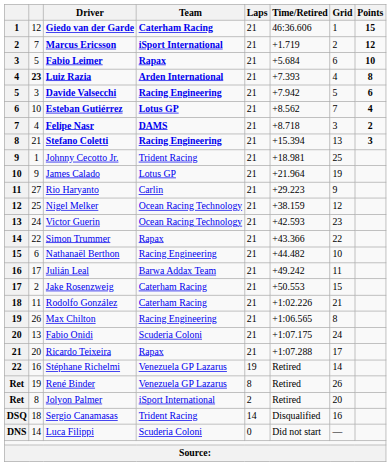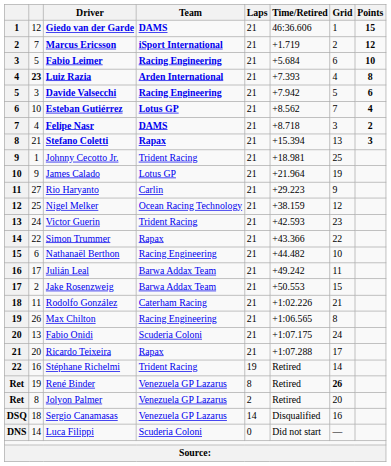(176, 28) Caterham Racing -> (153, 28) DAMS
(152, 60) Rapax -> (180, 60) Racing Engineering
(180, 141) Racing Engineering -> (152, 141) Rapax
(190, 222) Ocean Racing Technology -> (168, 222) Trident Racing
(173, 286) Caterham Racing -> (177, 286) Barwa Addax Team
(183, 367) Venezuela GP Lazarus -> (168, 367) Trident Racing
(337, 383) normal -> (337, 383) bold
(177, 399) iSport International -> (183, 399) Venezuela GP Lazarus
(168, 416) Trident Racing -> (183, 416) Venezuela GP Lazarus
